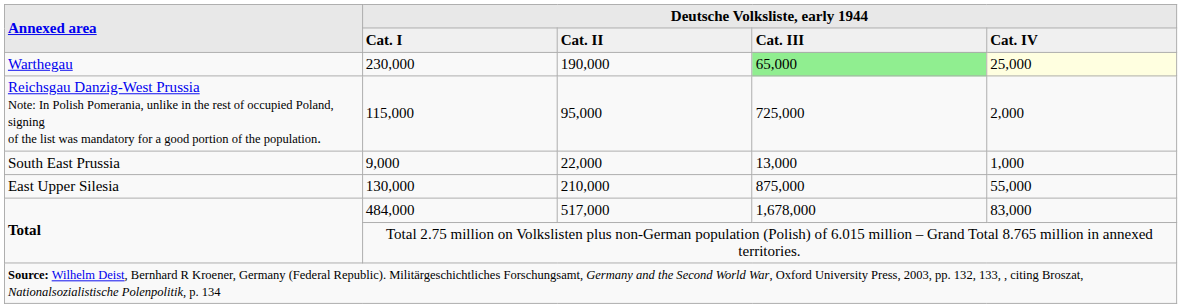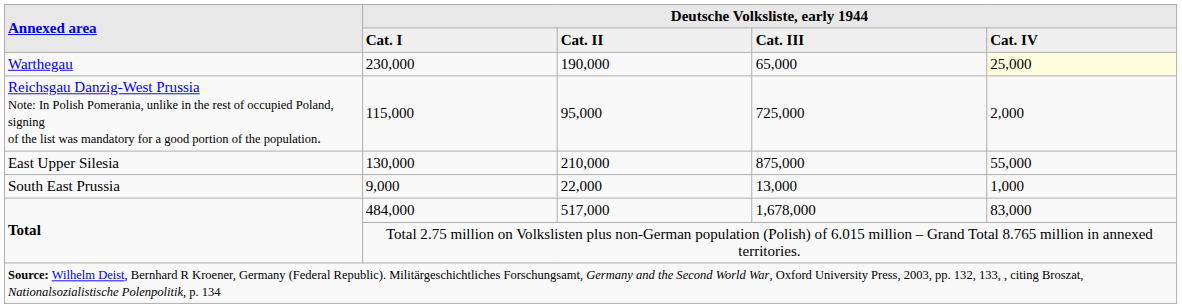(776, 64) lightgreen background -> (776, 64) no background
rows swapped: (390, 186) <-> (383, 162)
